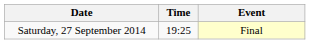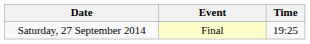columns swapped: (178, 13) <-> (251, 13)
